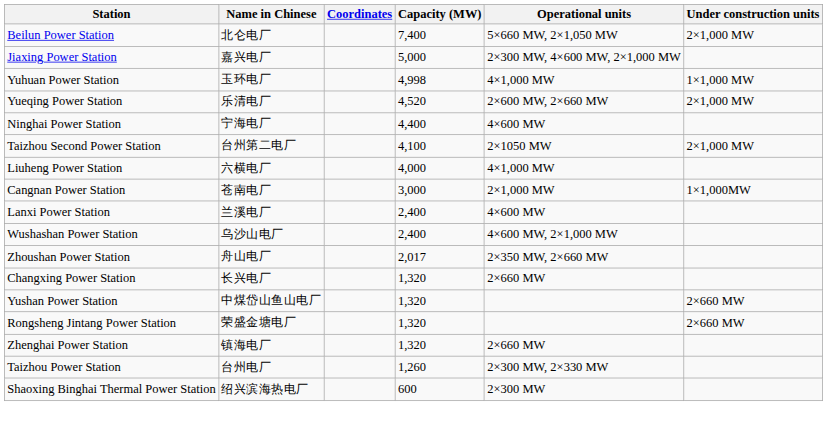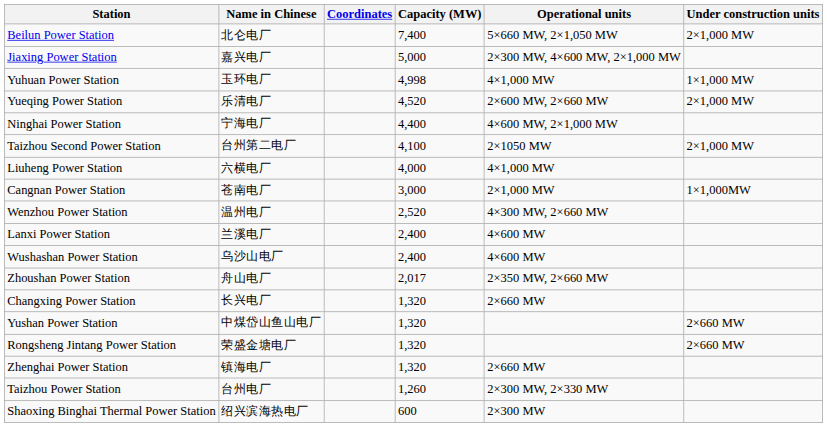(516, 123) 4×600 MW -> (552, 123) 4×600 MW, 2×1,000 MW
+ row: (67, 212)
(552, 234) 4×600 MW, 2×1,000 MW -> (516, 256) 4×600 MW
